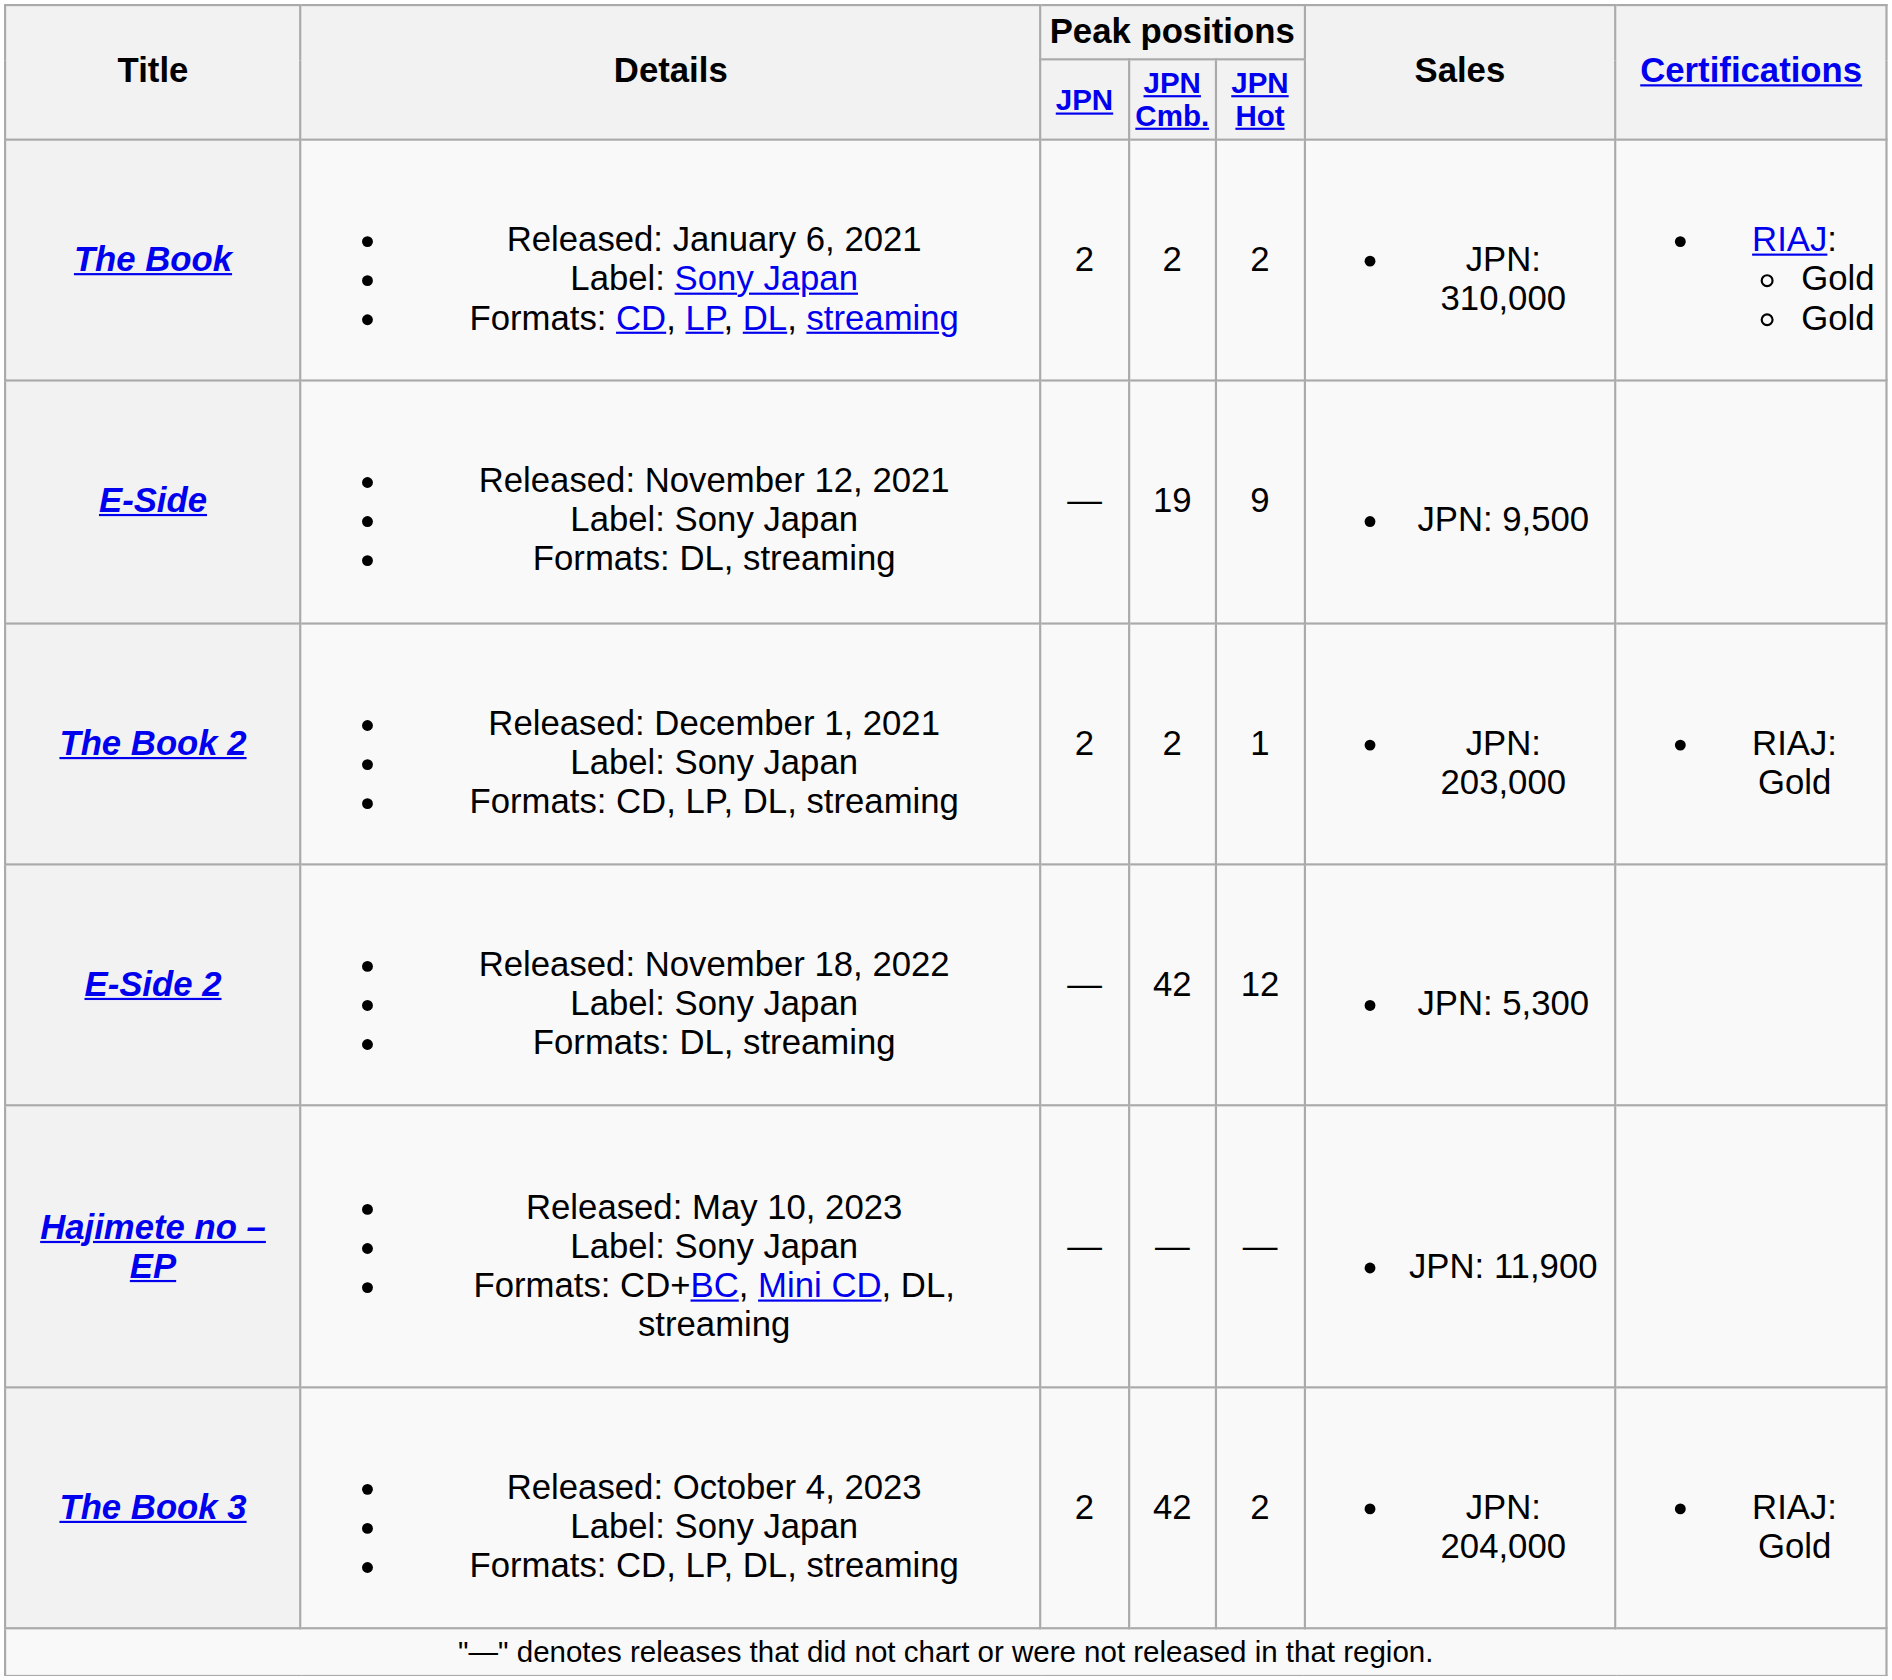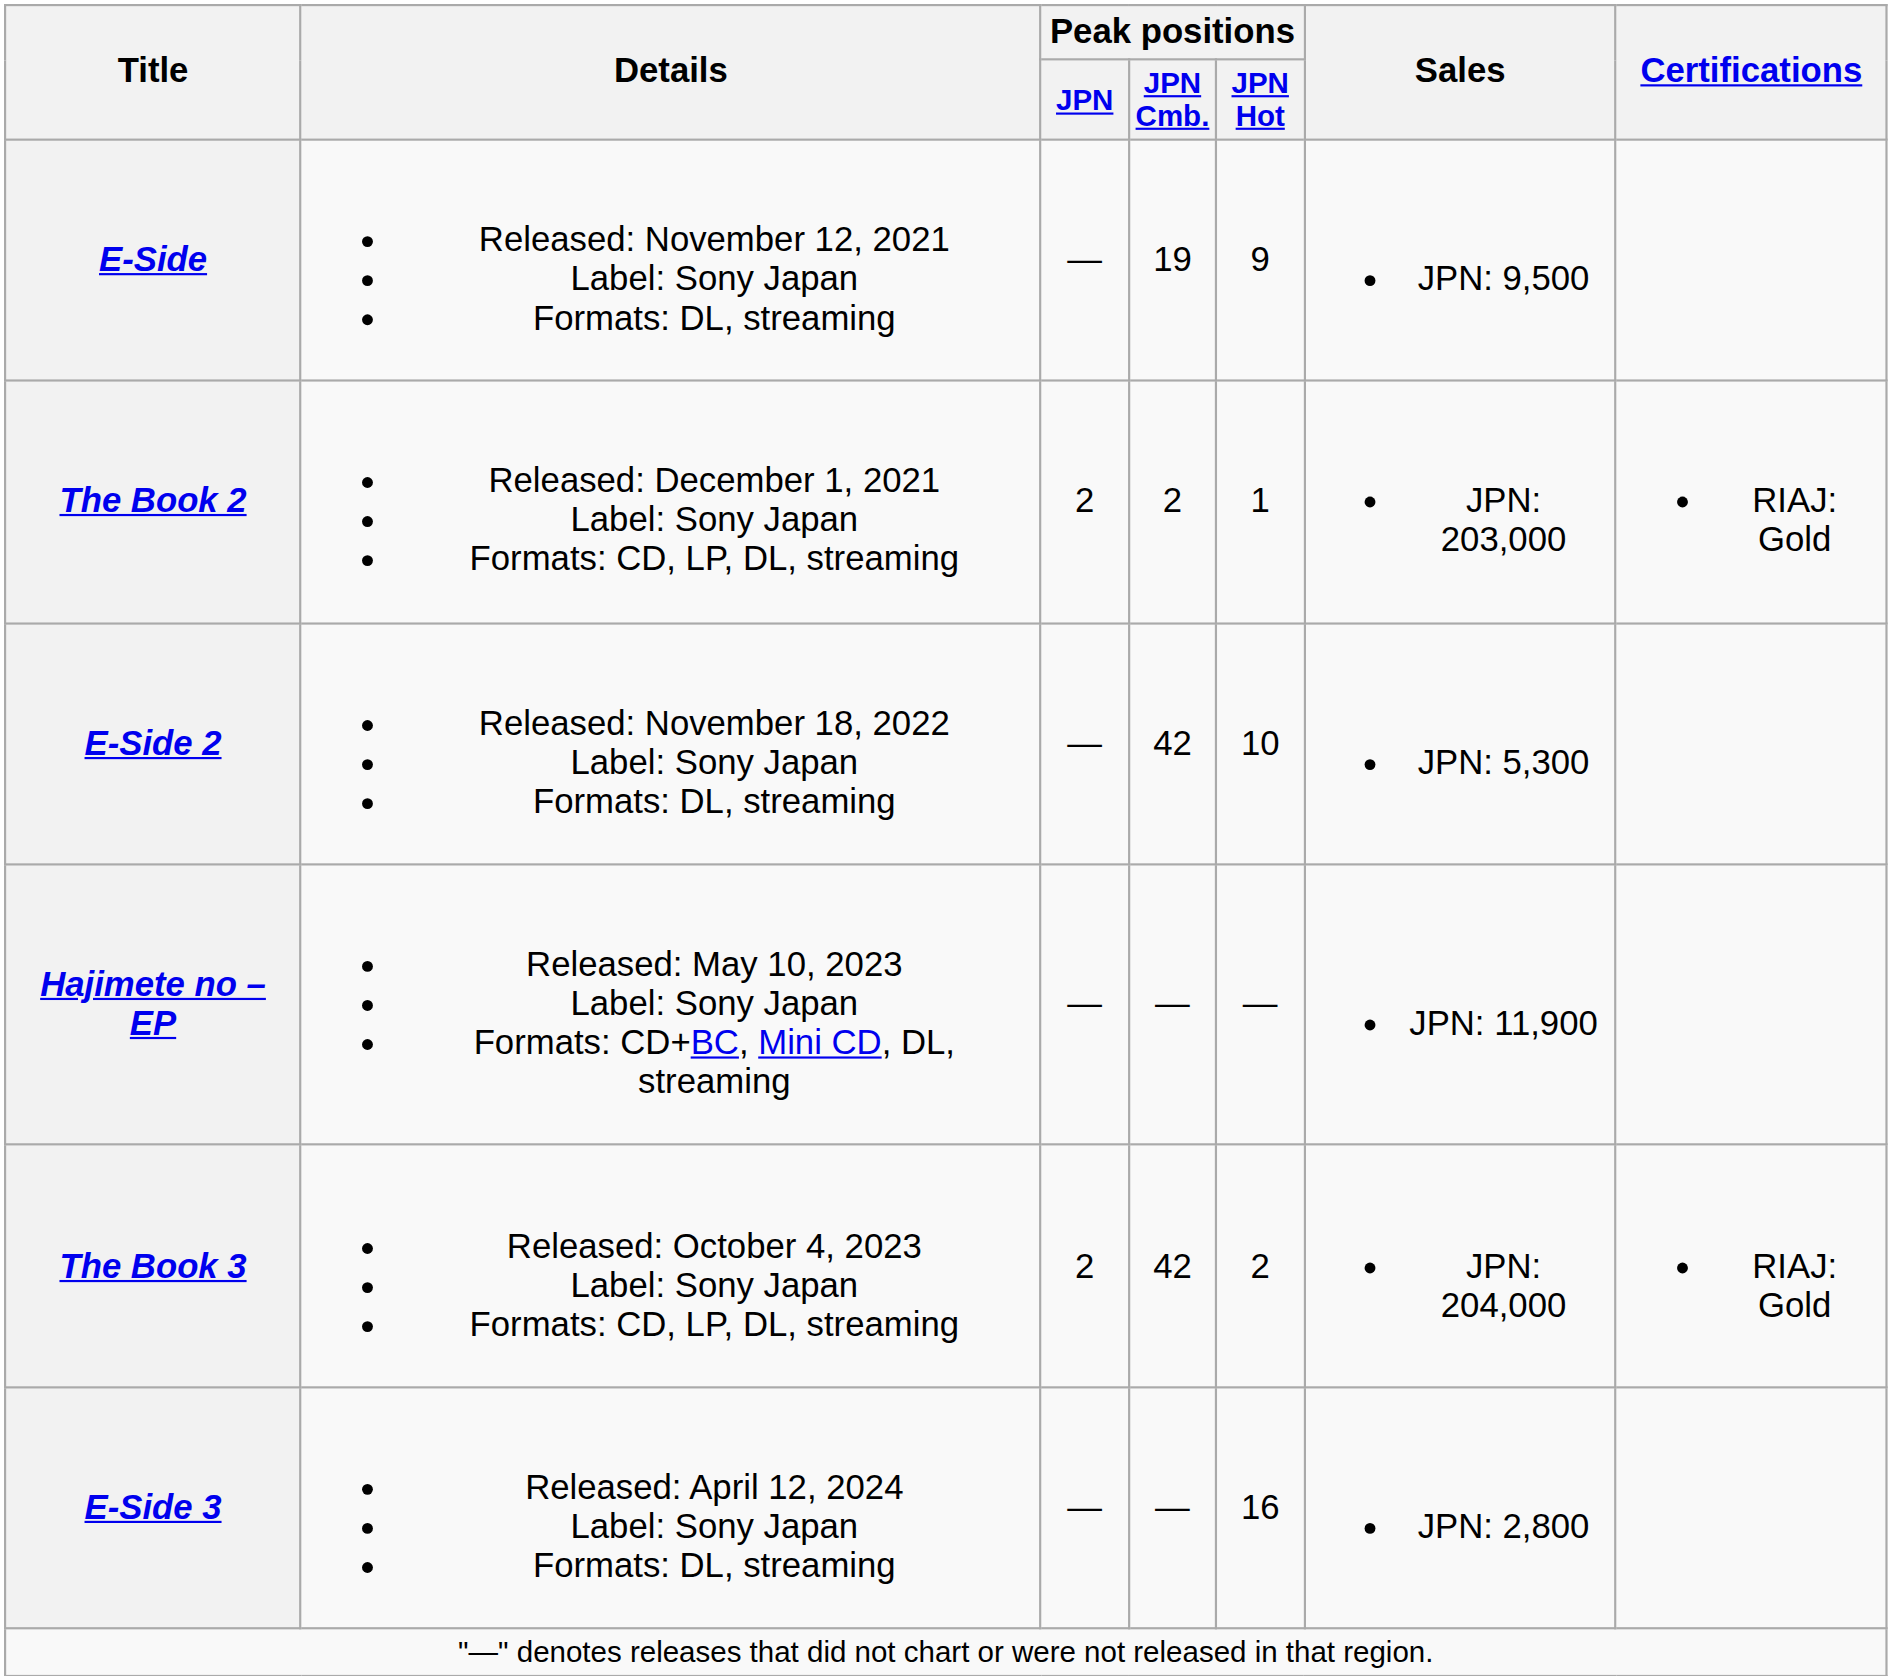- row: (153, 259)
(1260, 984) 12 -> (1260, 742) 10
+ row: (153, 1506)
